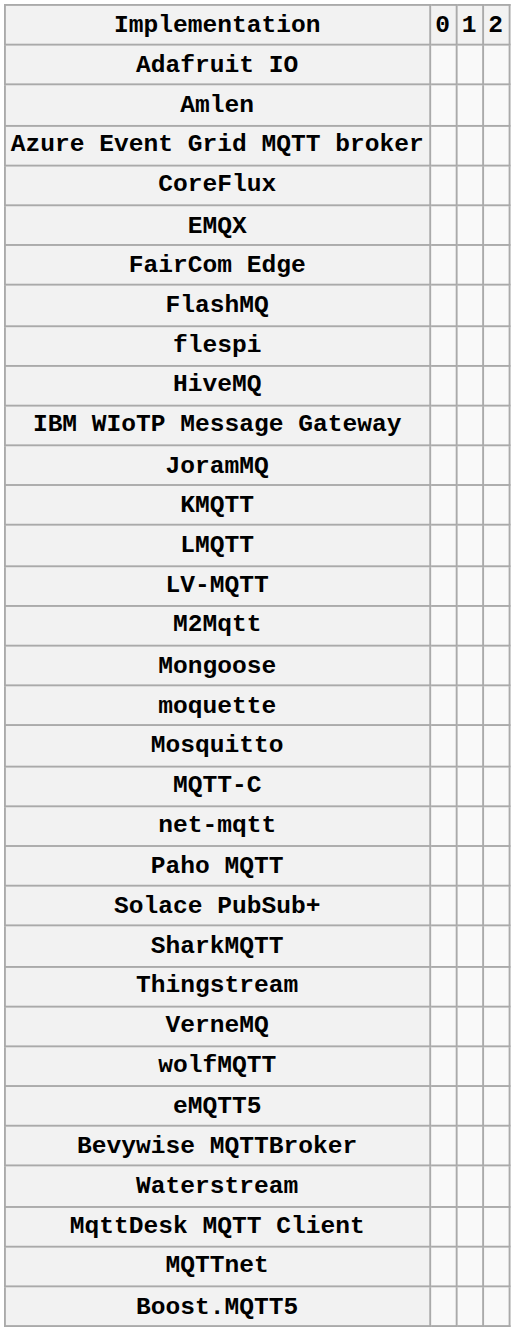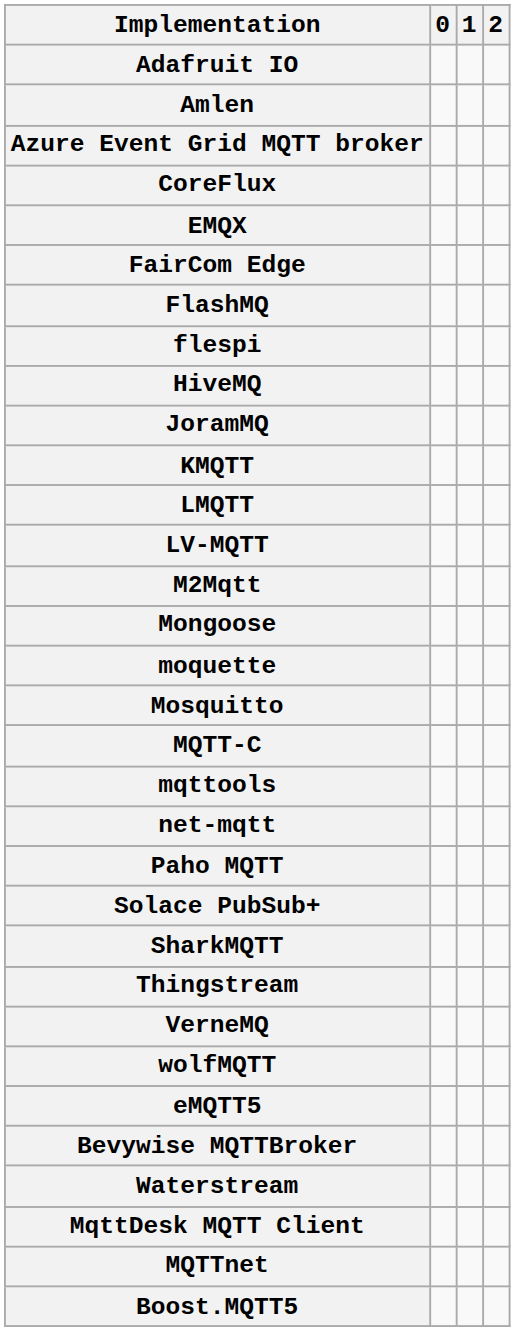- row: (217, 425)
+ row: (217, 786)
